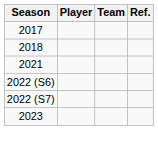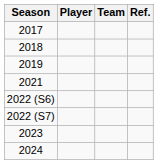+ row: (31, 64)
+ row: (31, 151)
